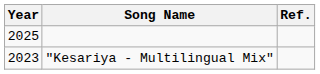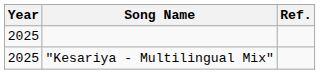(23, 58) 2023 -> (23, 58) 2025
